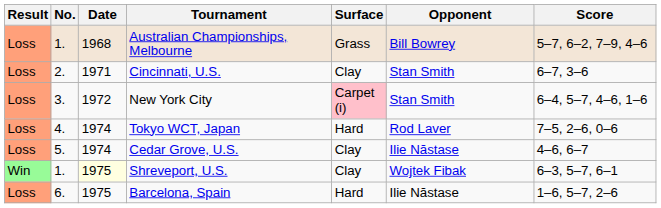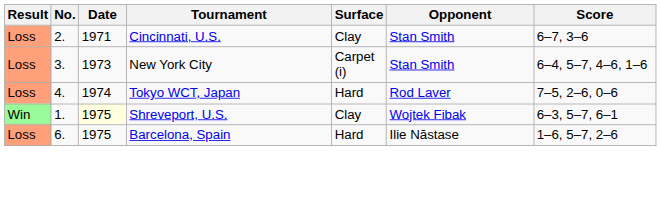- row: (208, 43)
(96, 100) 1972 -> (96, 64) 1973
(355, 100) pink background -> (355, 64) no background
- row: (184, 150)
